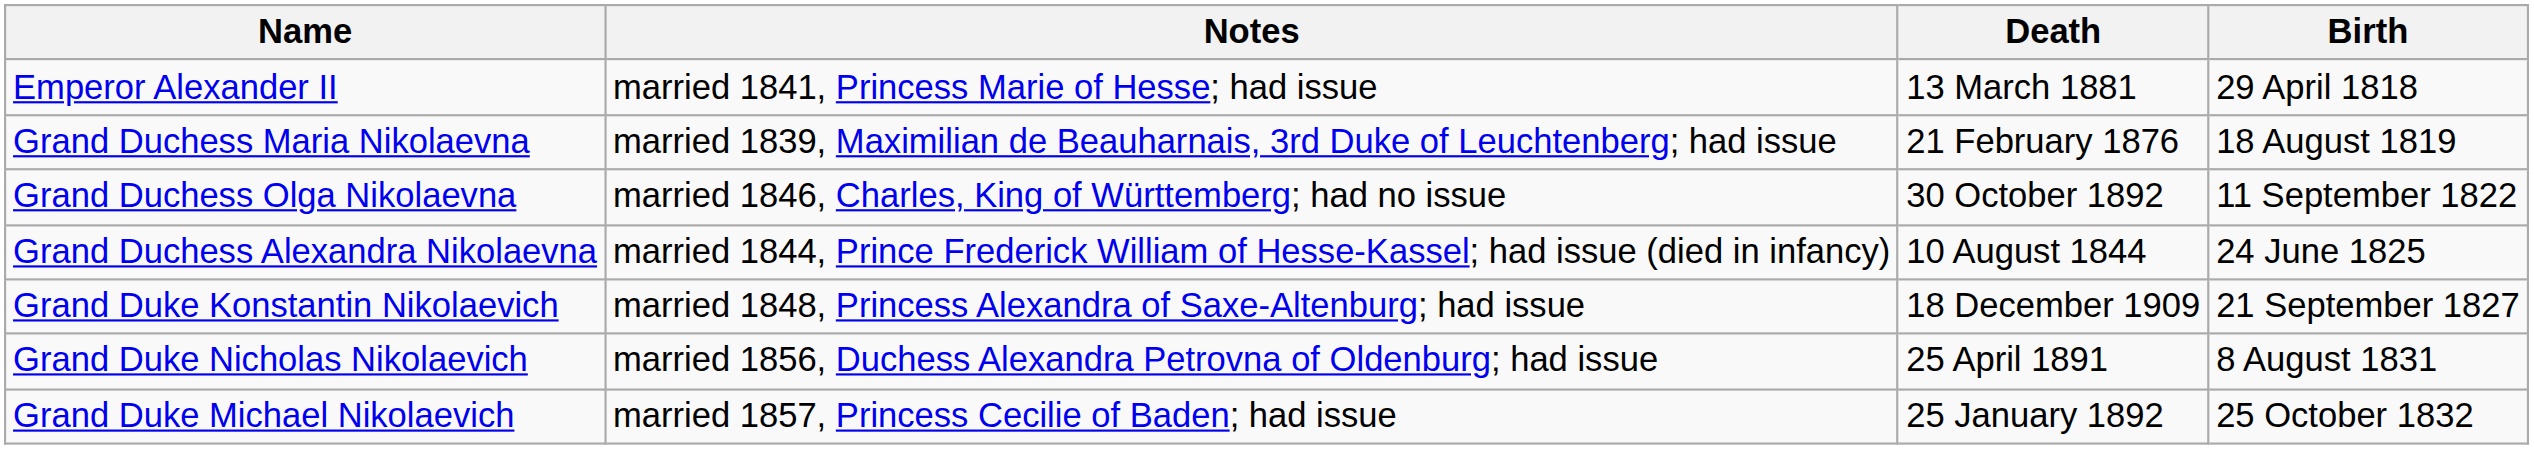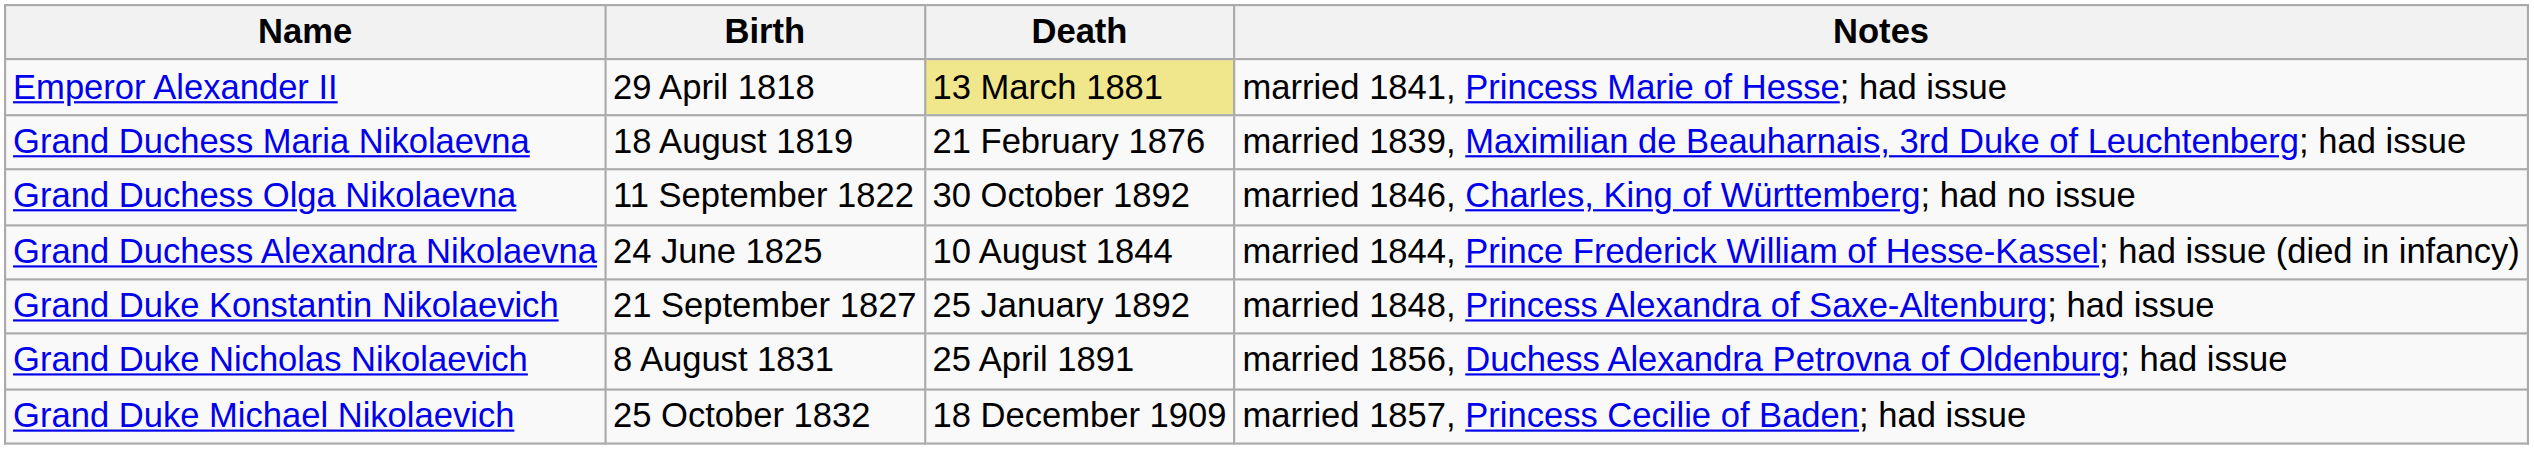columns swapped: (2368, 31) <-> (1252, 31)
(2022, 86) no background -> (1048, 86) khaki background
(2053, 305) 18 December 1909 -> (1061, 305) 25 January 1892
(2035, 415) 25 January 1892 -> (1079, 415) 18 December 1909
